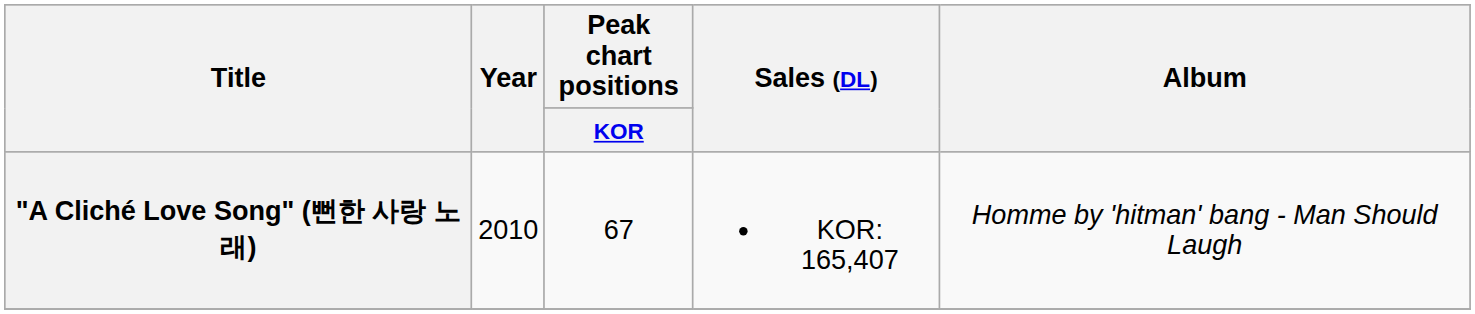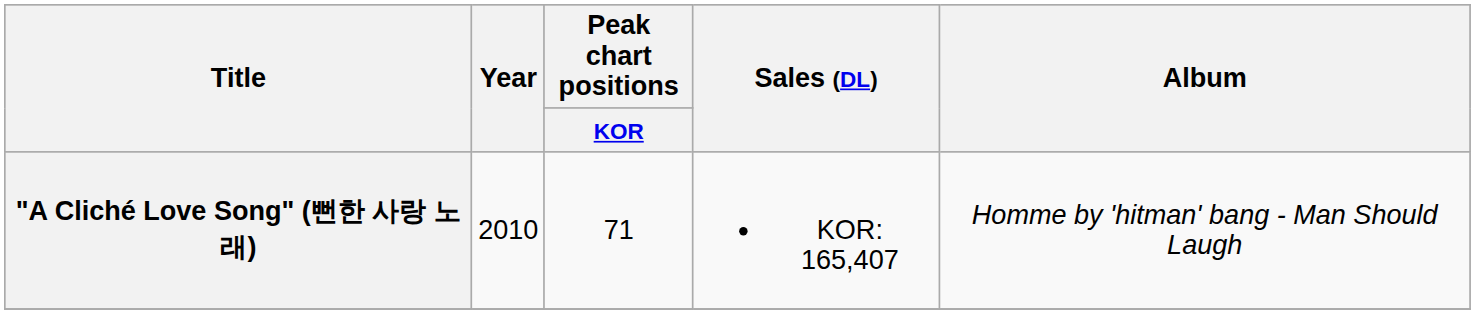(619, 230) 67 -> (619, 230) 71
